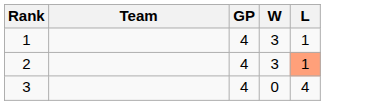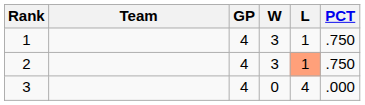+ column: (340, 16)
